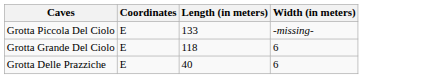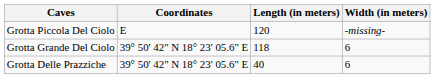(190, 30) 133 -> (261, 30) 120
(123, 47) E -> (184, 47) 39° 50' 42" N 18° 23' 05.6" E
(123, 64) E -> (184, 64) 39° 50' 42" N 18° 23' 05.6" E
